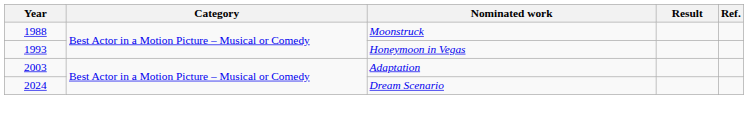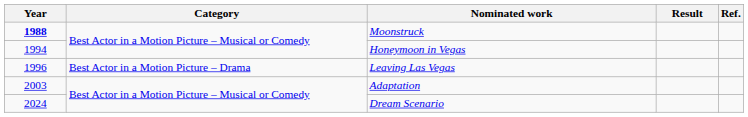(35, 31) normal -> (35, 31) bold
(35, 49) 1993 -> (35, 49) 1994
+ row: (412, 67)
